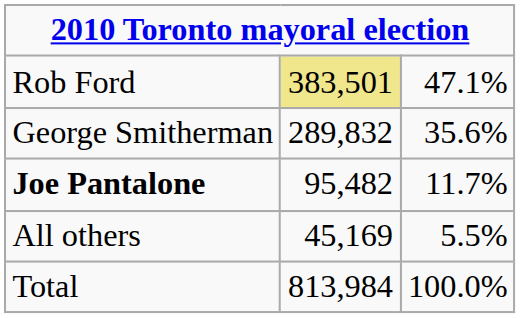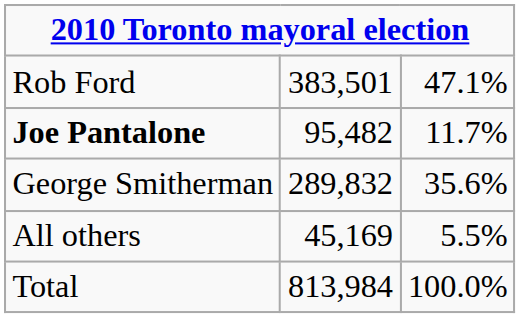(340, 81) khaki background -> (340, 81) no background
rows swapped: (143, 132) <-> (109, 183)
